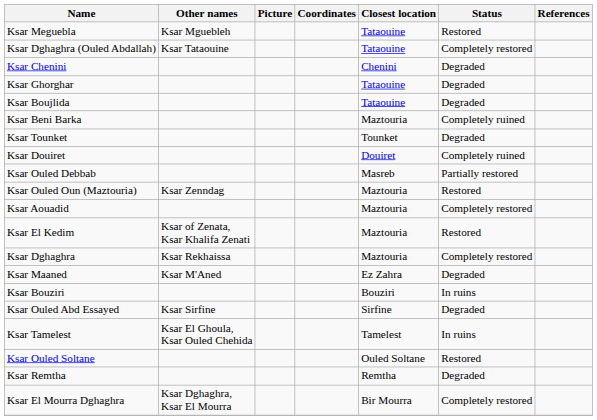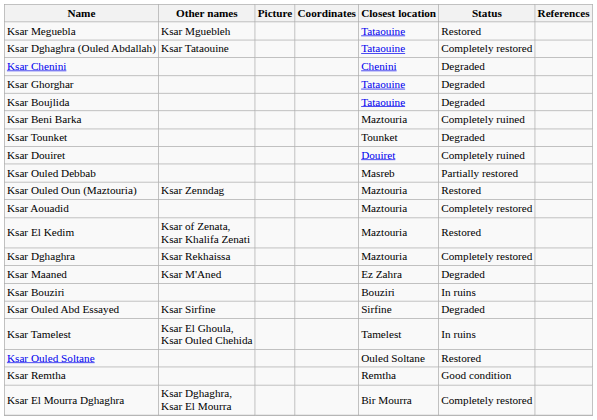(463, 376) Degraded -> (476, 376) Good condition
